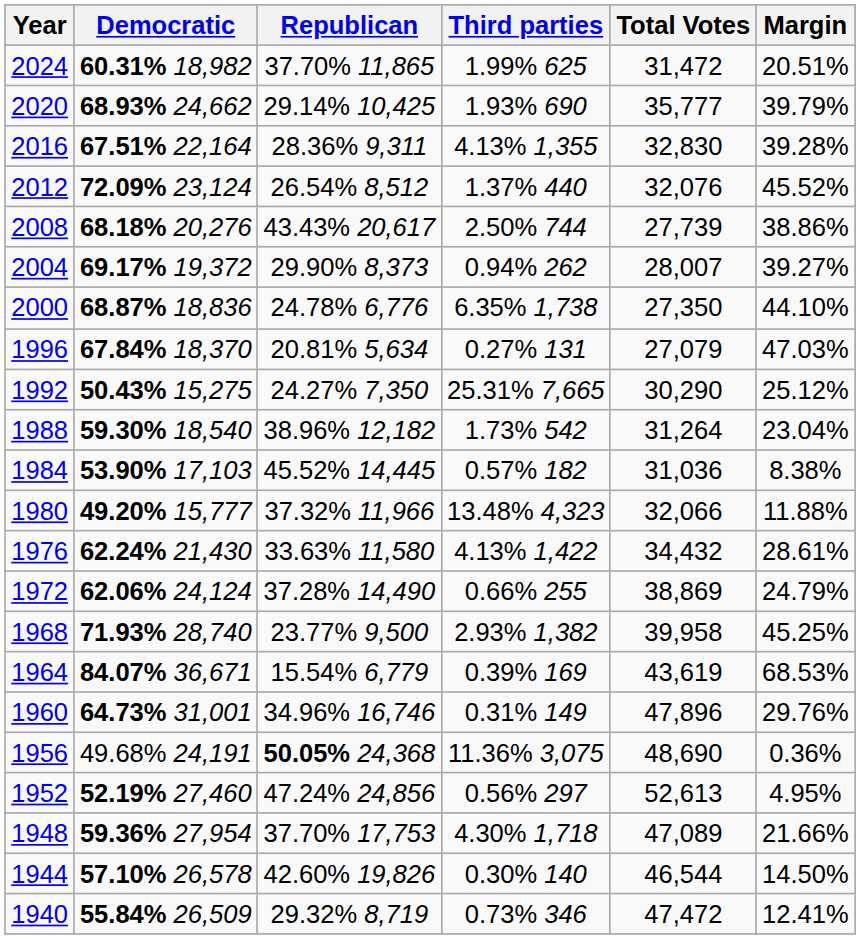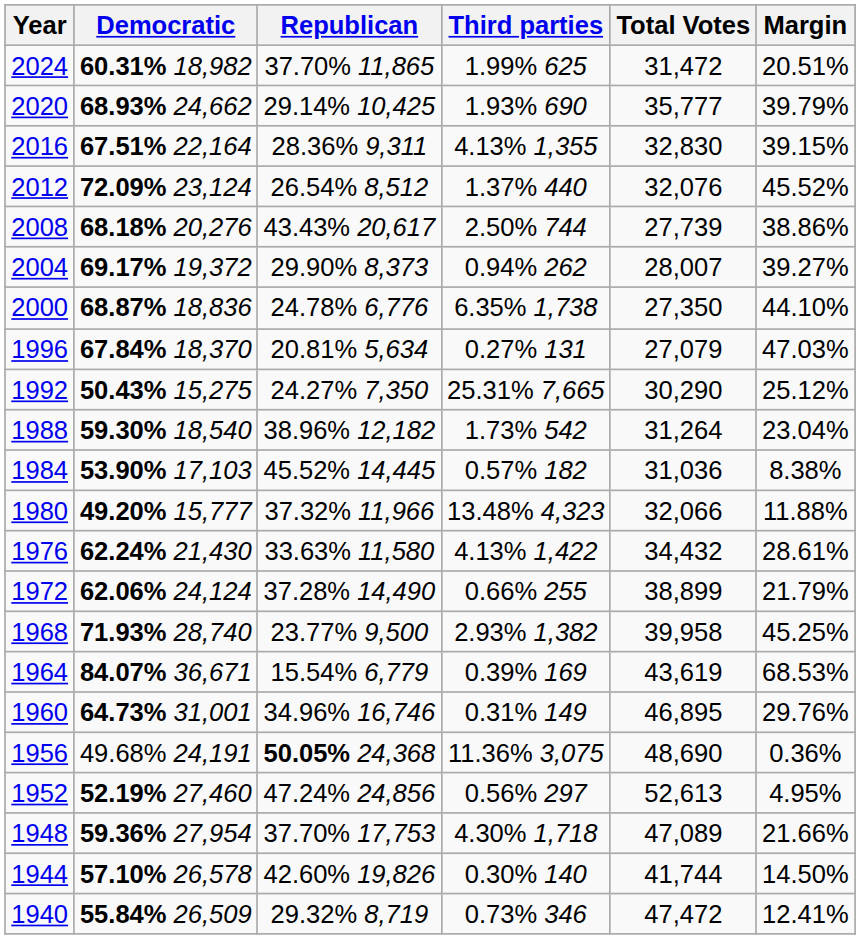(805, 147) 39.28% -> (805, 147) 39.15%
(683, 591) 38,869 -> (683, 591) 38,899
(805, 591) 24.79% -> (805, 591) 21.79%
(683, 712) 47,896 -> (683, 712) 46,895
(683, 874) 46,544 -> (683, 874) 41,744
